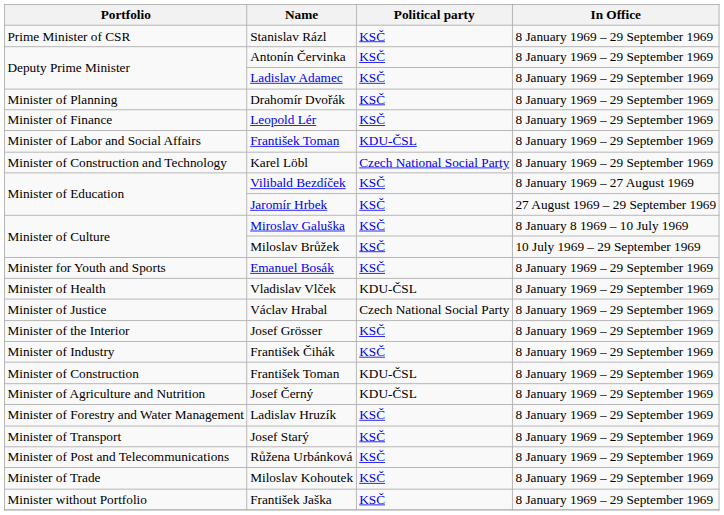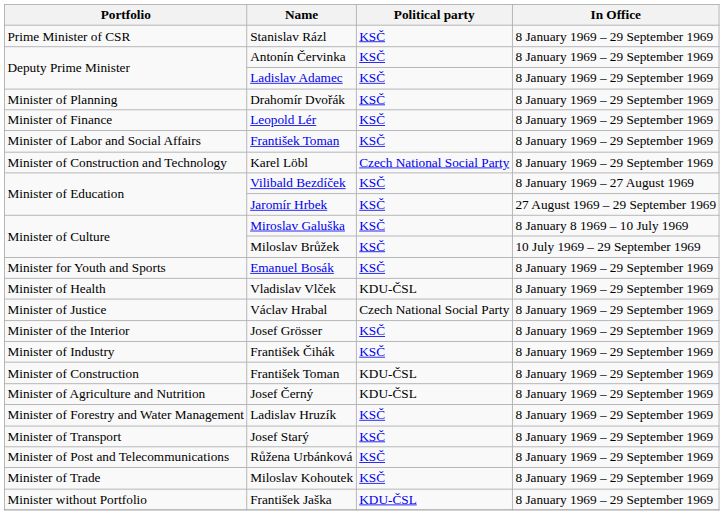(388, 141) KDU-ČSL -> (372, 141) KSČ
(372, 499) KSČ -> (388, 499) KDU-ČSL
